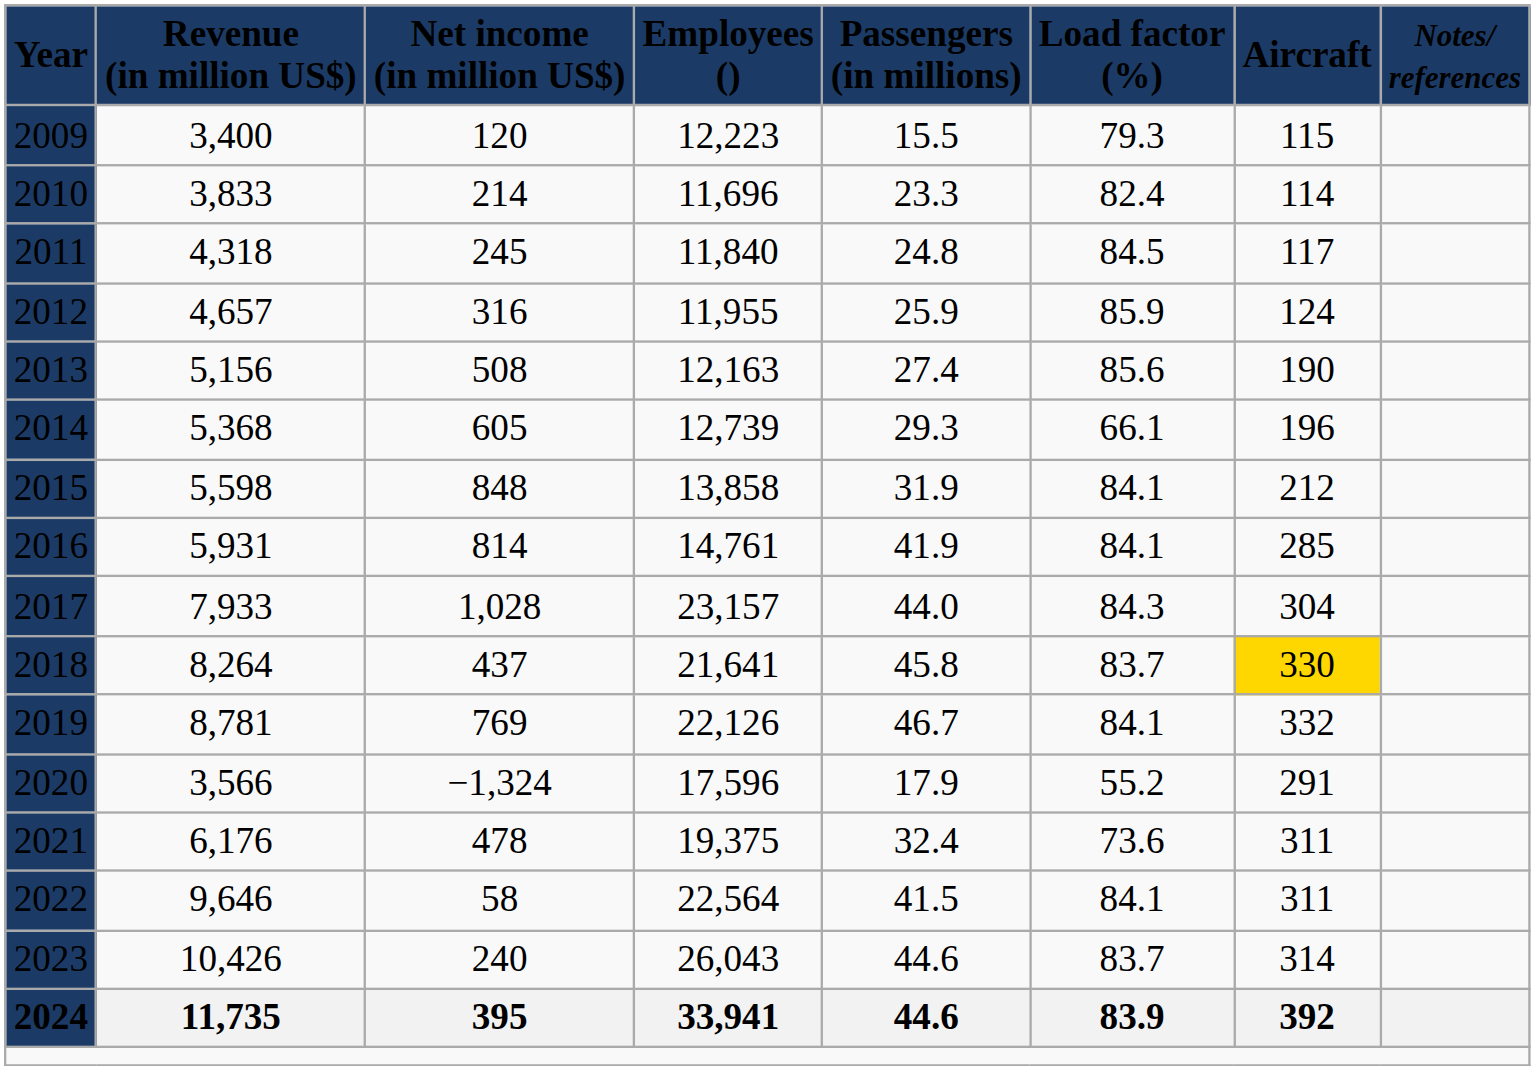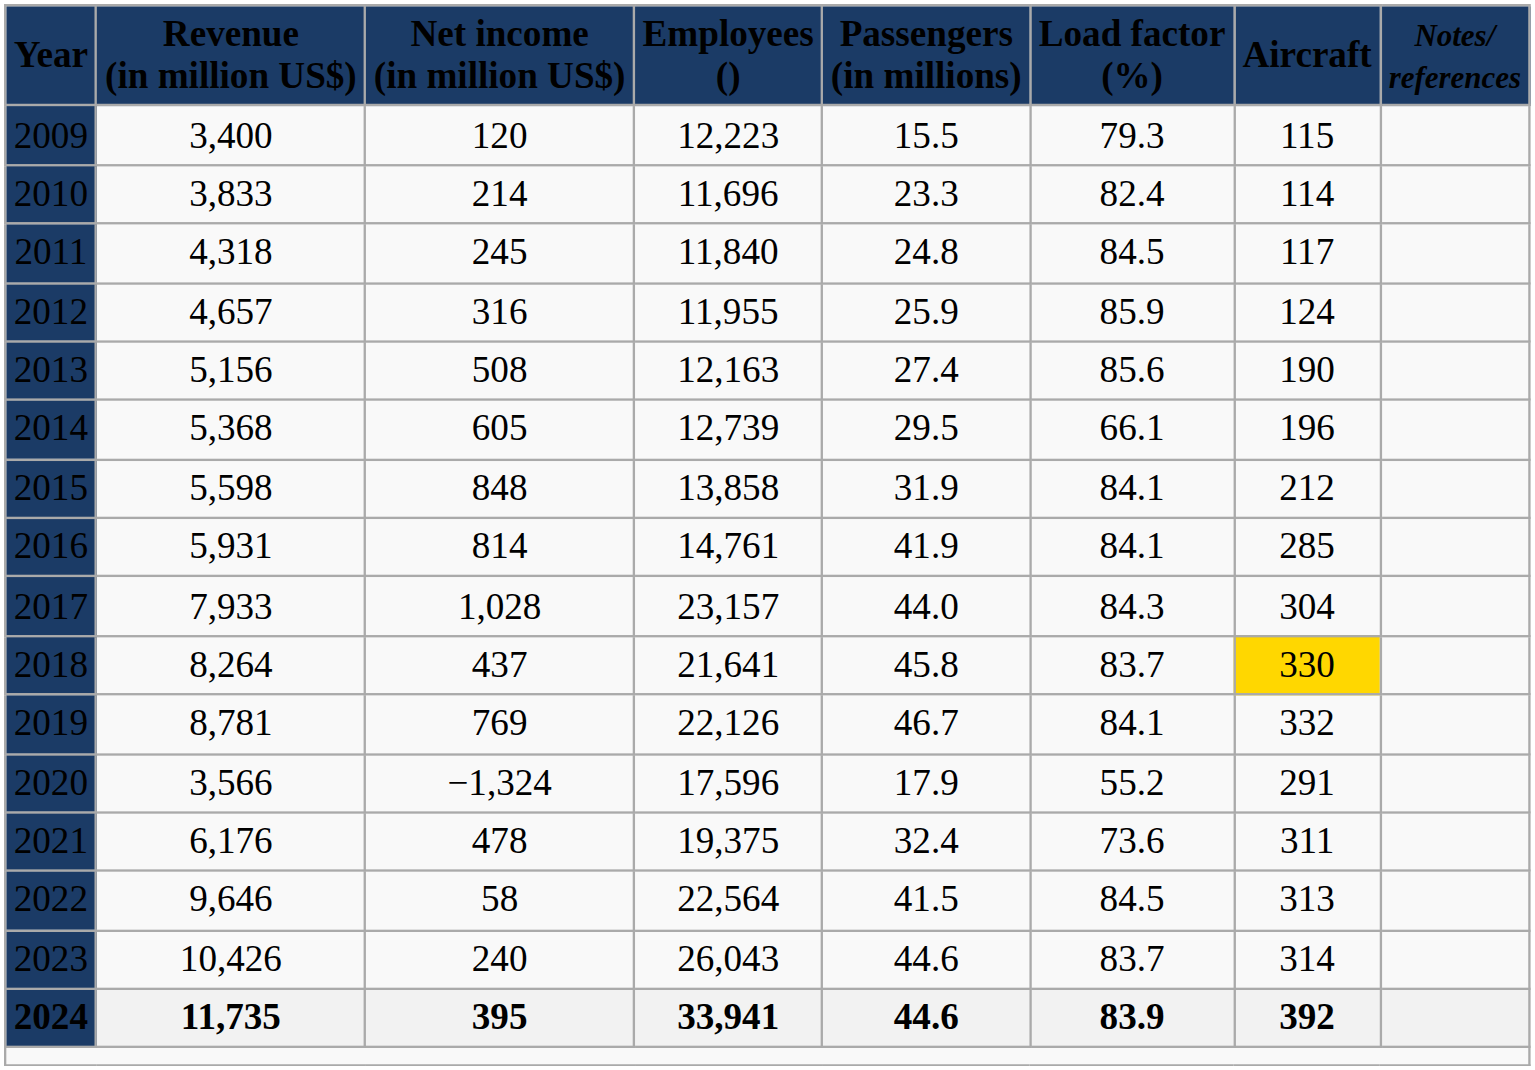(926, 428) 29.3 -> (926, 428) 29.5
(1132, 899) 84.1 -> (1132, 899) 84.5
(1307, 899) 311 -> (1307, 899) 313
